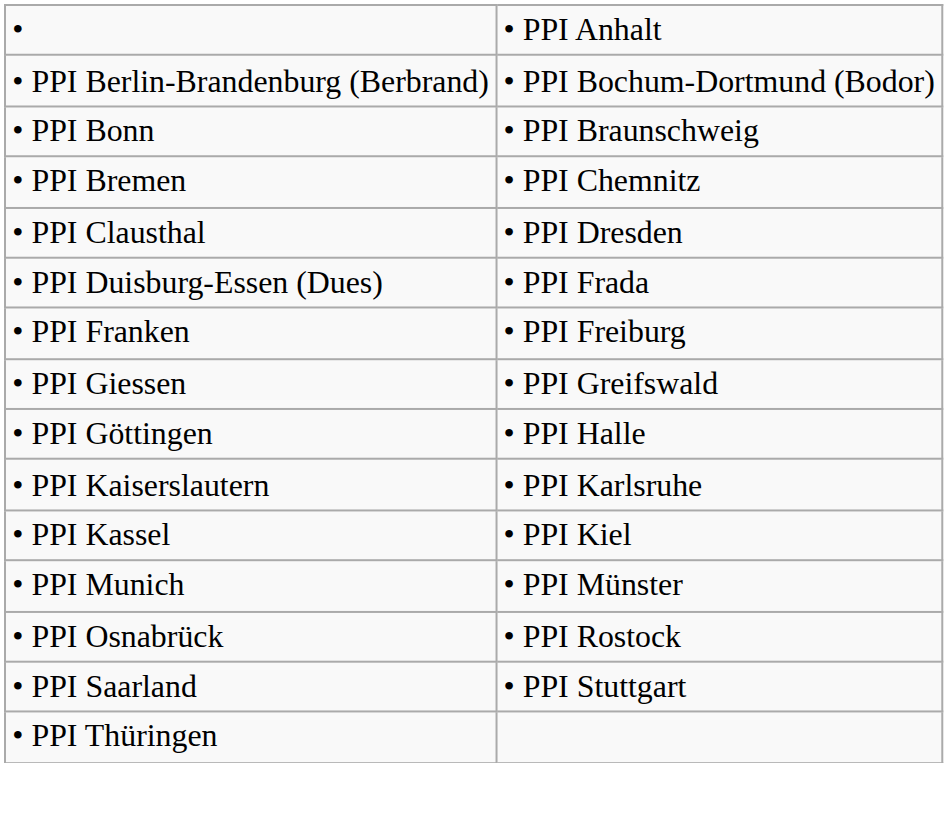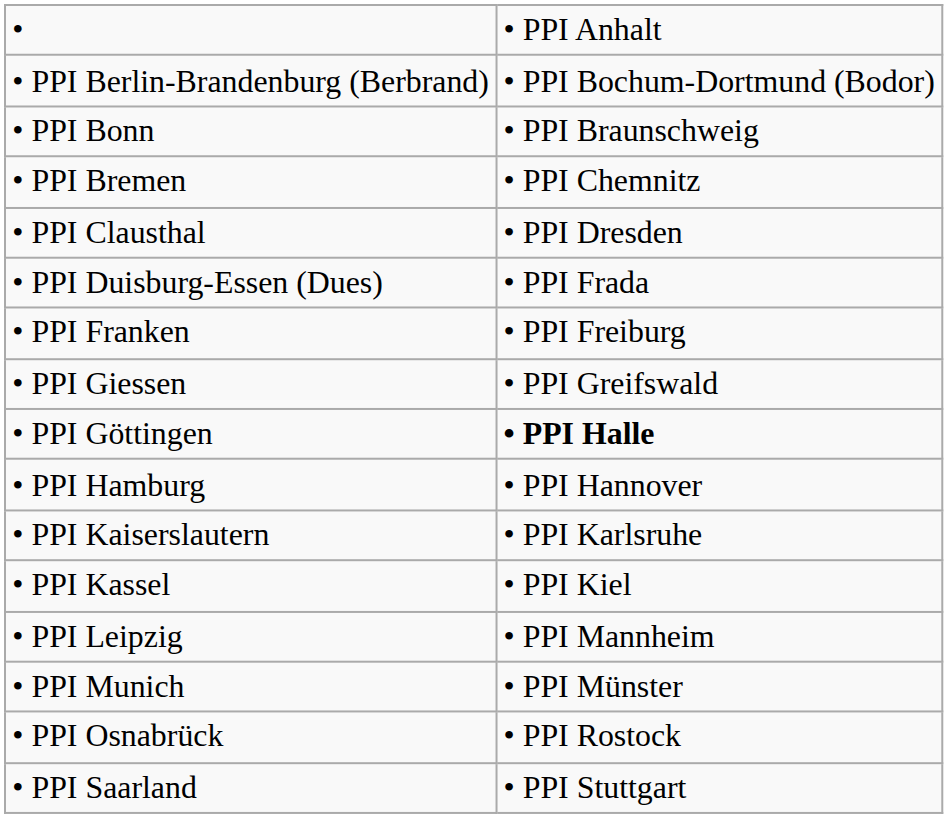(575, 433) normal -> (579, 433) bold
+ row: (109, 484)
+ row: (97, 635)
- row: (115, 736)
